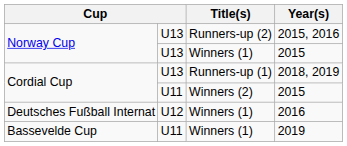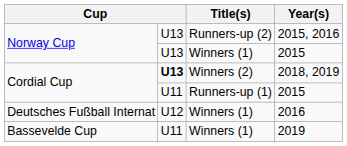(172, 72) normal -> (172, 72) bold
(231, 72) Runners-up (1) -> (221, 72) Winners (2)
(221, 92) Winners (2) -> (231, 92) Runners-up (1)
